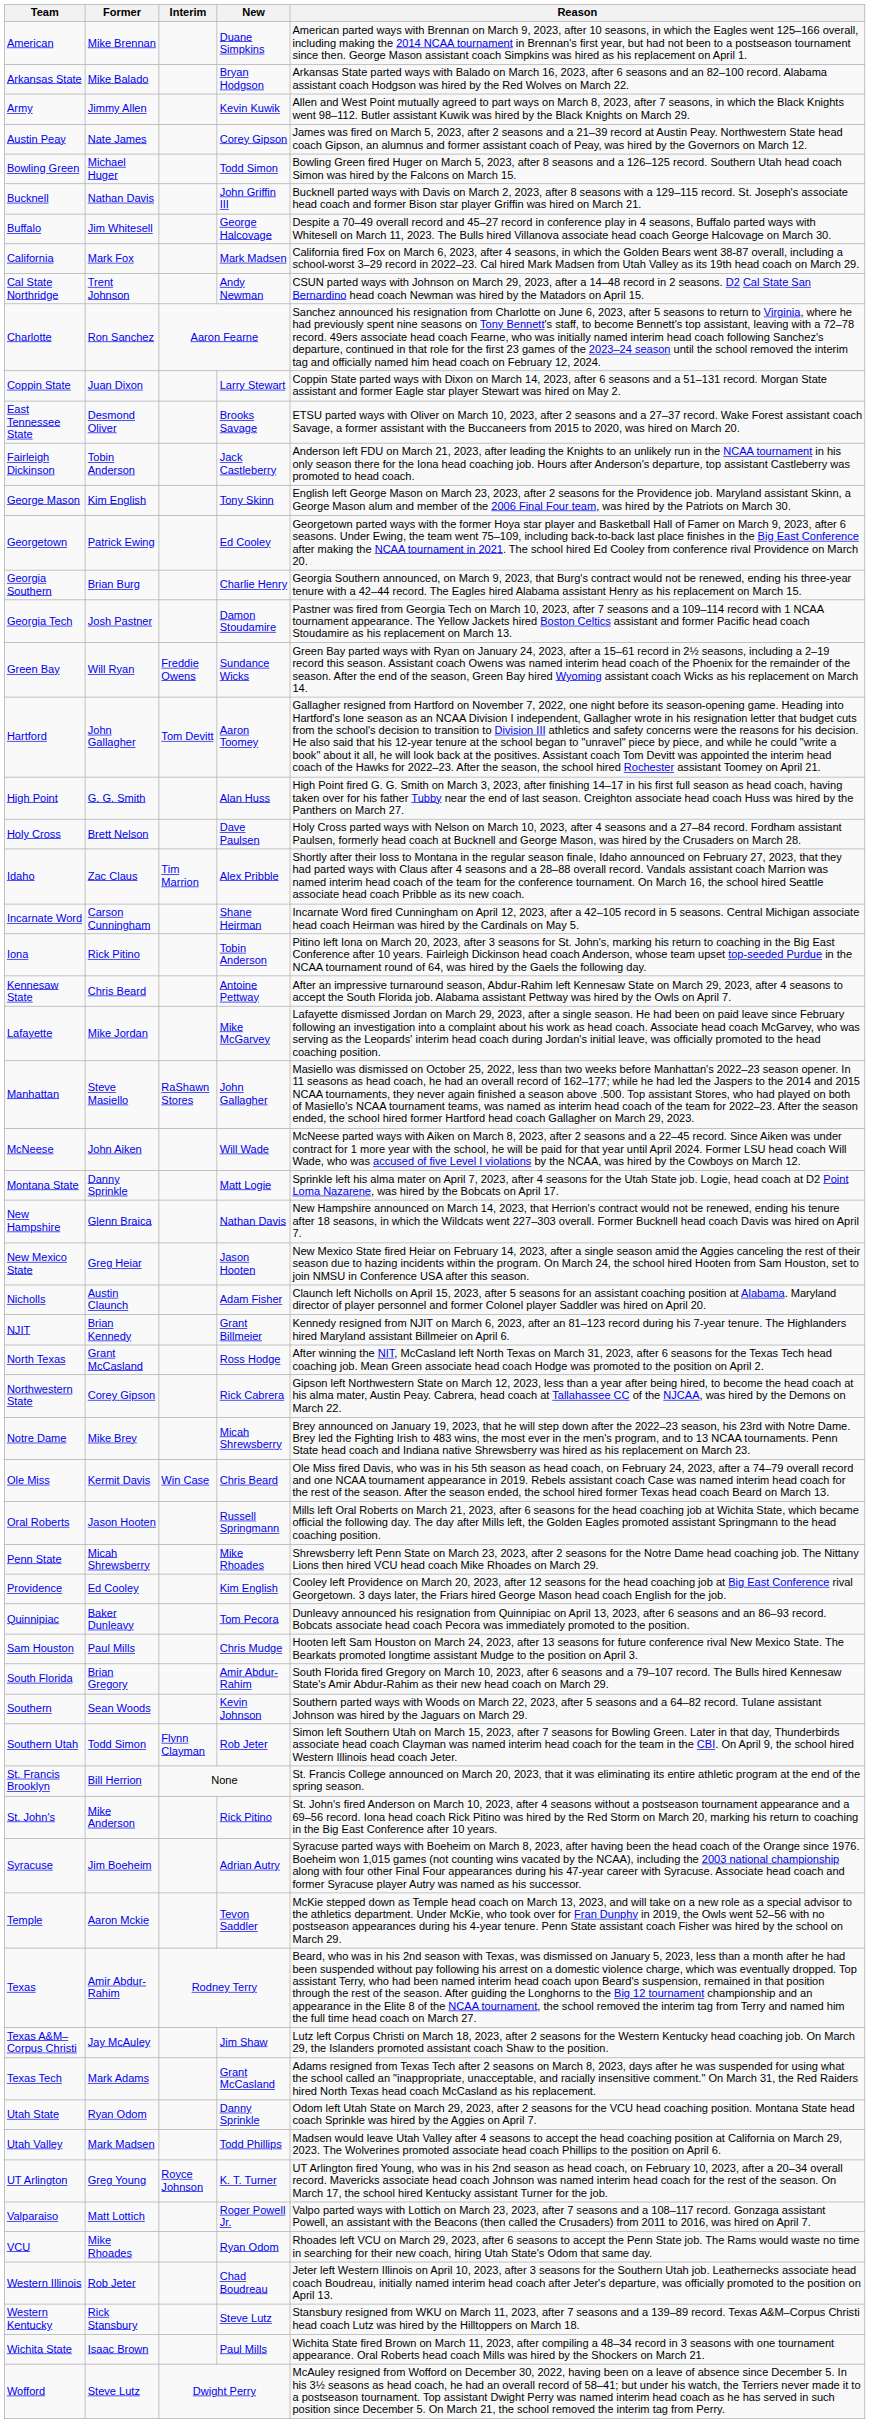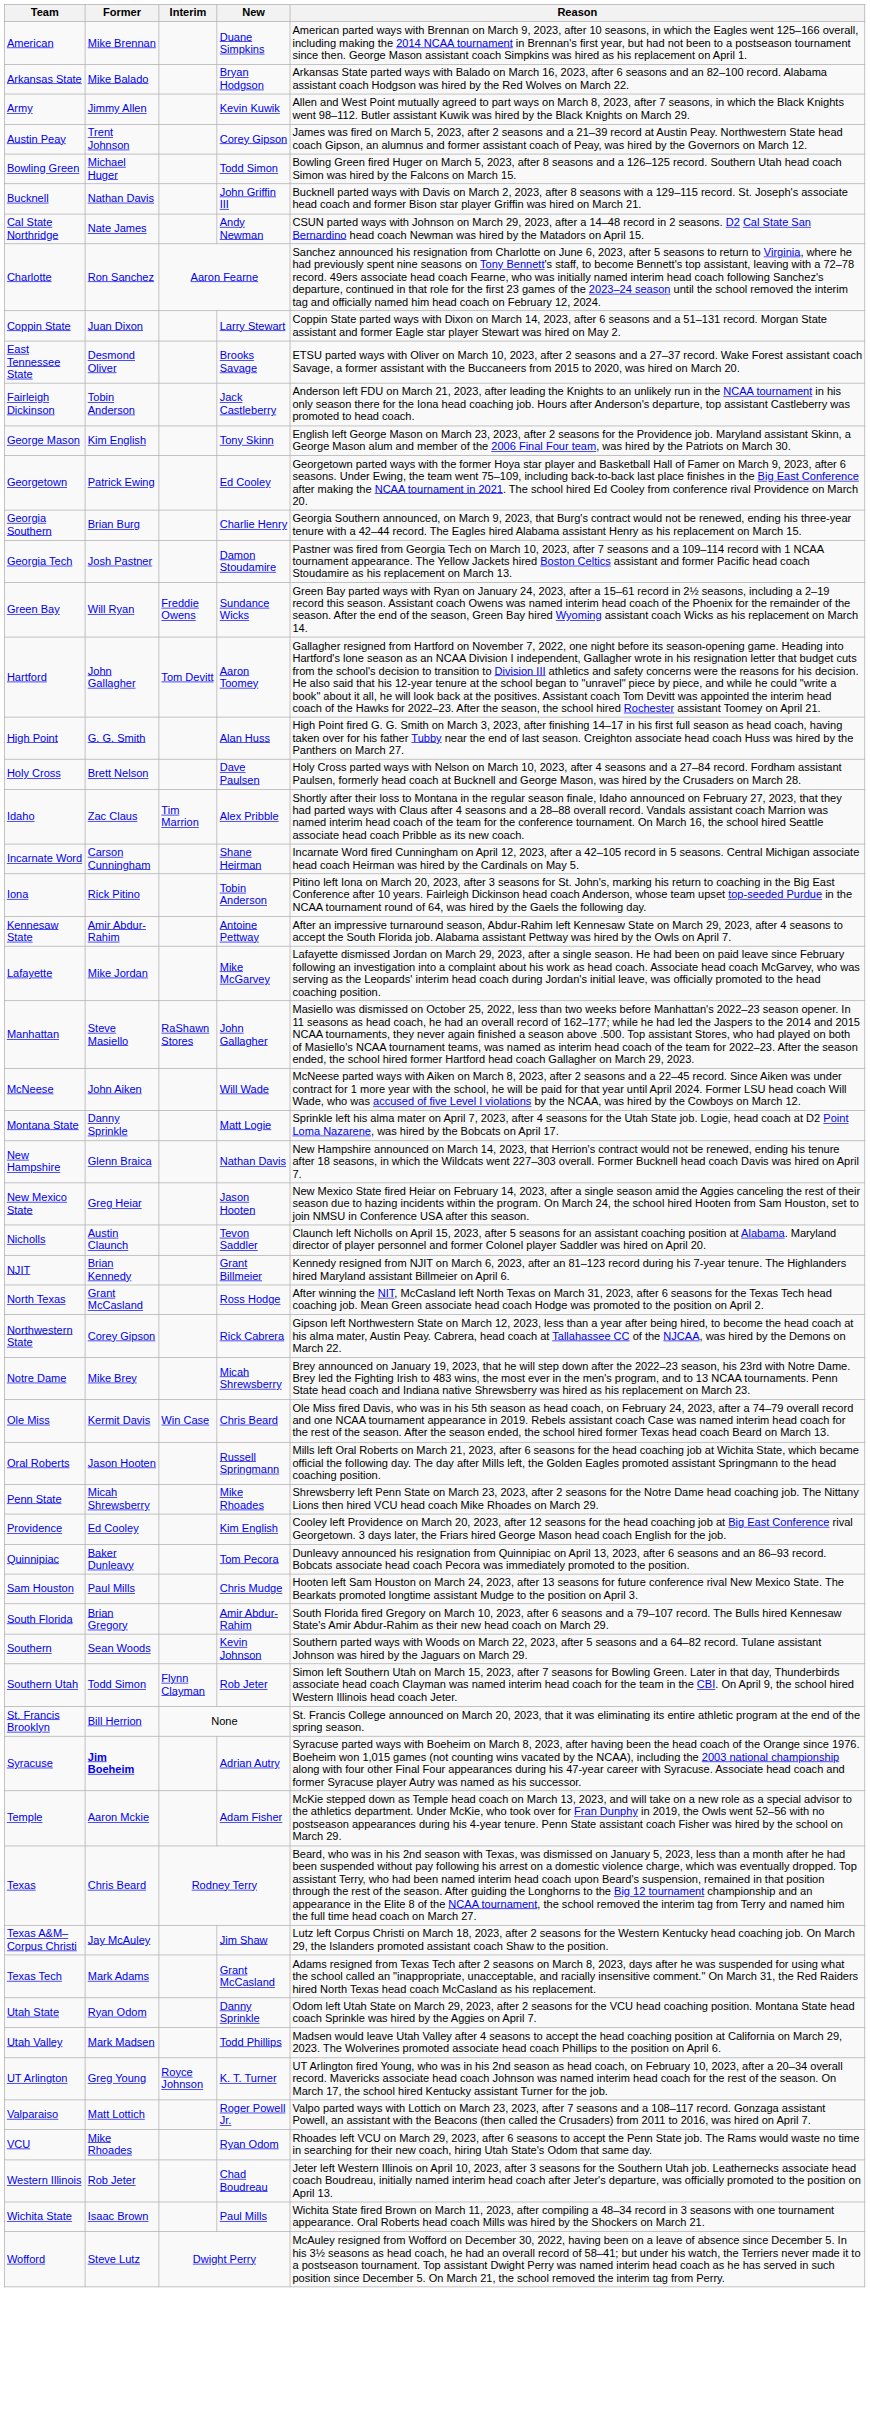(117, 139) Nate James -> (109, 139) Trent Johnson
- row: (24, 228)
- row: (30, 258)
(109, 288) Trent Johnson -> (117, 228) Nate James
(117, 991) Chris Beard -> (117, 931) Amir Abdur-Rahim
(251, 1300) Adam Fisher -> (239, 1240) Tevon Saddler
- row: (31, 1817)
(120, 1865) normal -> (111, 1763) bold
(239, 1920) Tevon Saddler -> (251, 1818) Adam Fisher
(117, 1987) Amir Abdur-Rahim -> (117, 1885) Chris Beard
- row: (30, 2319)
